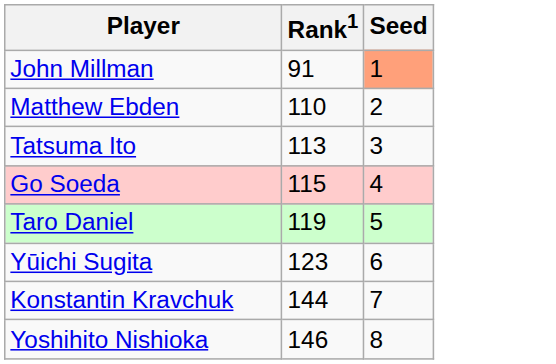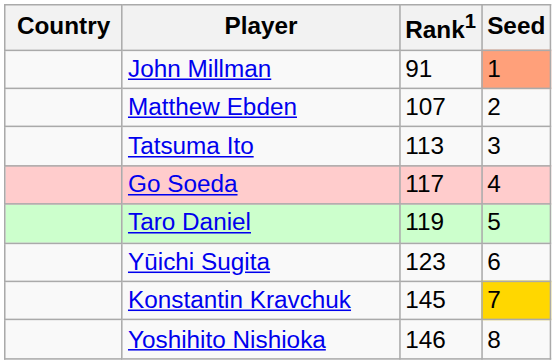+ column: (64, 27)
(307, 107) 110 -> (425, 107) 107
(307, 184) 115 -> (425, 184) 117
(308, 300) 144 -> (425, 300) 145
(376, 300) no background -> (494, 300) gold background
